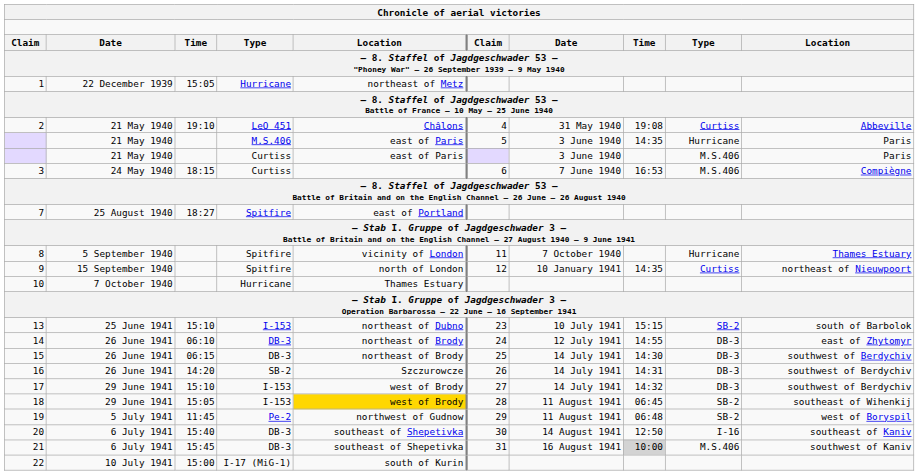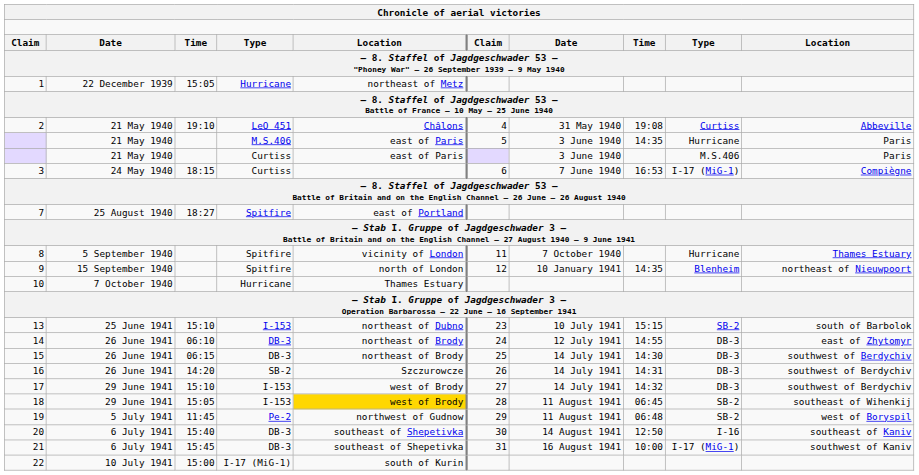(720, 171) M.S.406 -> (706, 171) I-17 (MiG-1)
(720, 269) Curtiss -> (717, 269) Blenheim
(649, 447) lightgrey background -> (649, 447) no background
(720, 447) M.S.406 -> (706, 447) I-17 (MiG-1)
